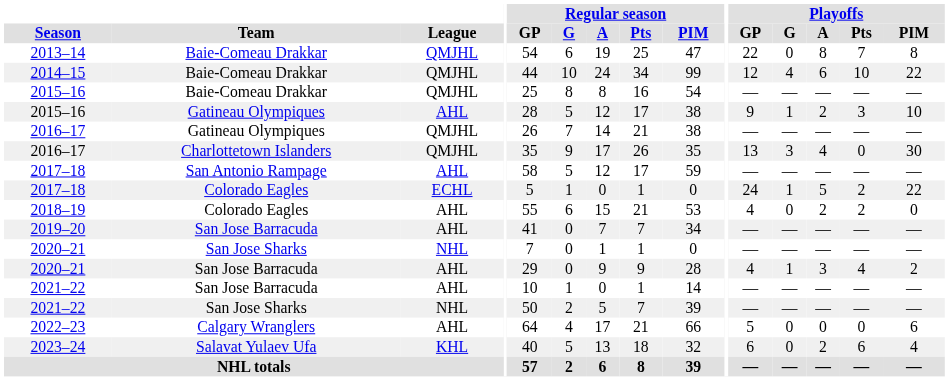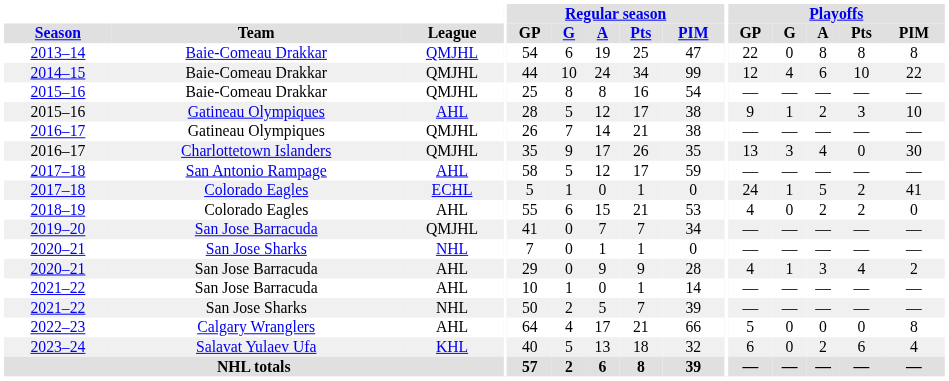(861, 53) 7 -> (861, 53) 8
(914, 190) 22 -> (914, 190) 41
(452, 229) AHL -> (452, 229) QMJHL
(914, 327) 6 -> (914, 327) 8
